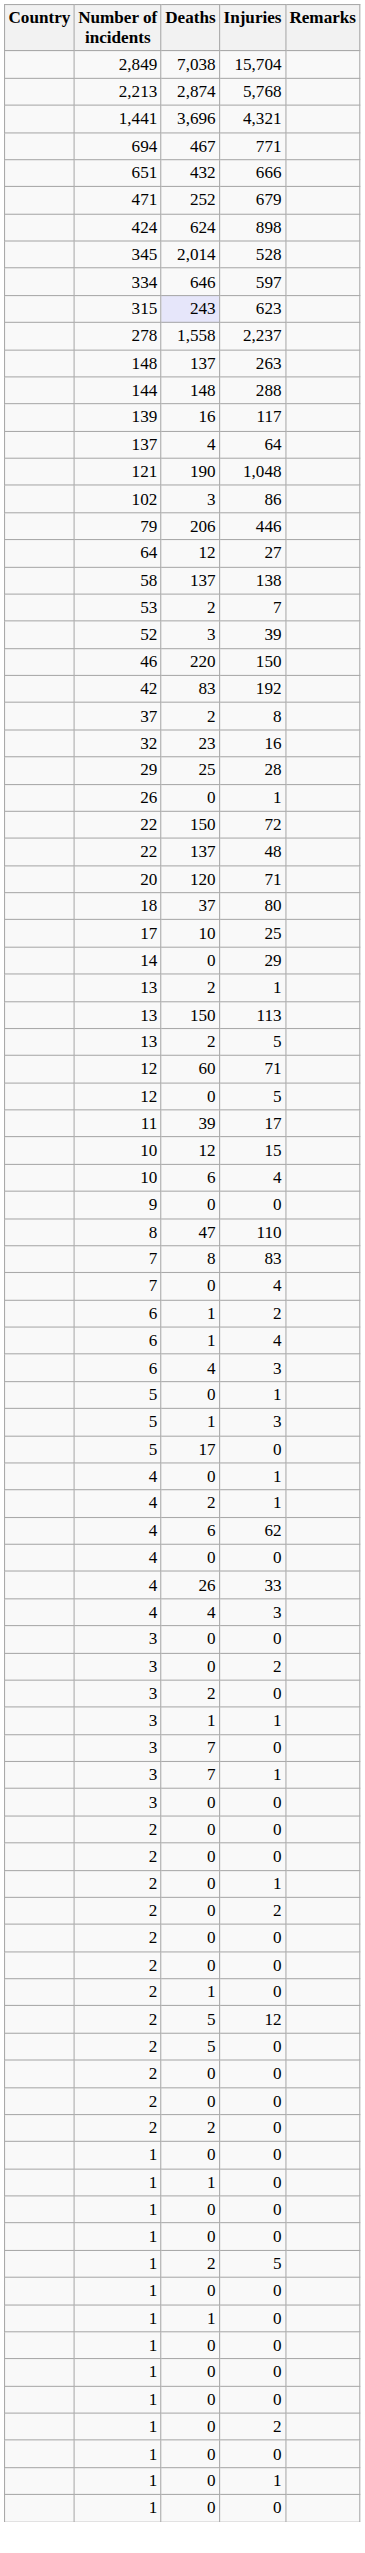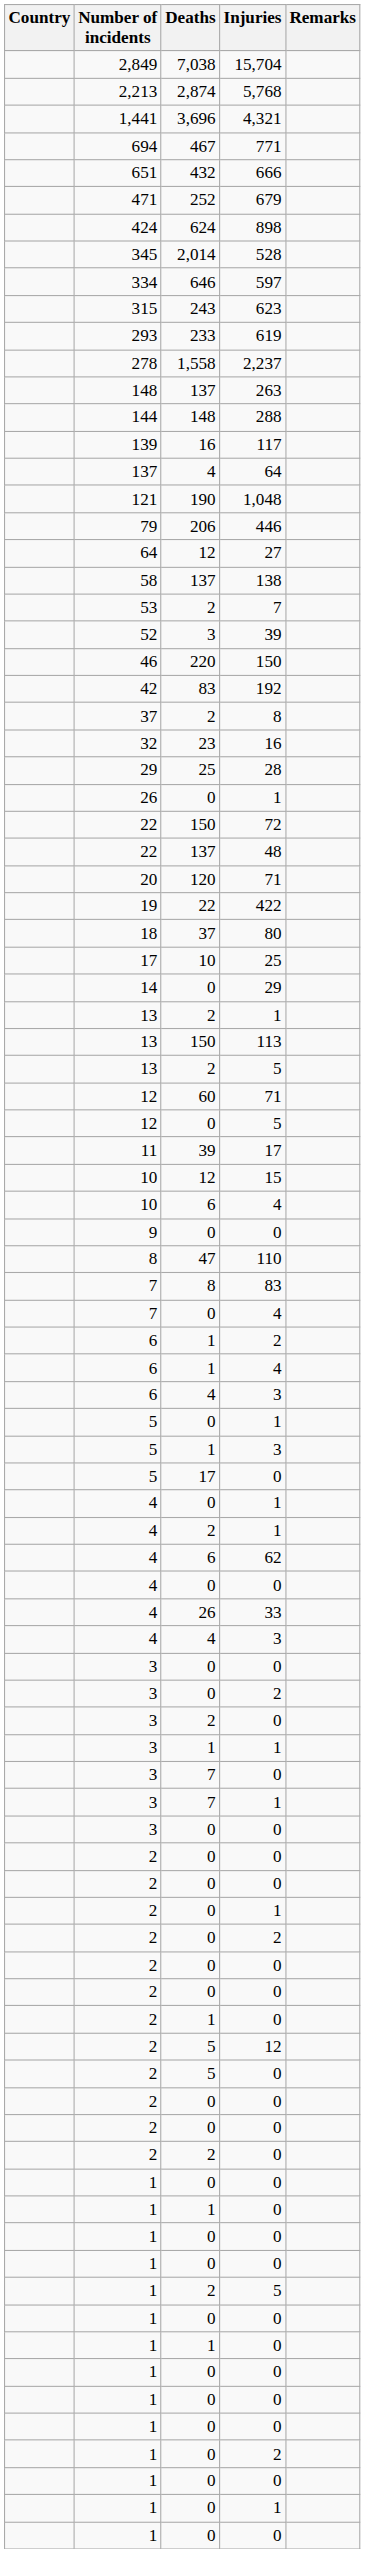(203, 308) lavender background -> (203, 308) no background
+ row: (144, 335)
- row: (144, 498)
+ row: (149, 906)
